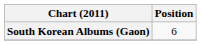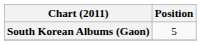(174, 31) 6 -> (174, 31) 5
